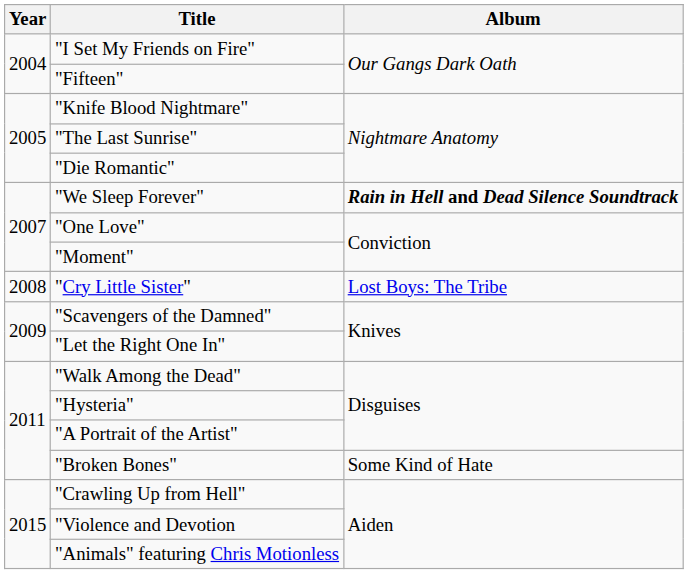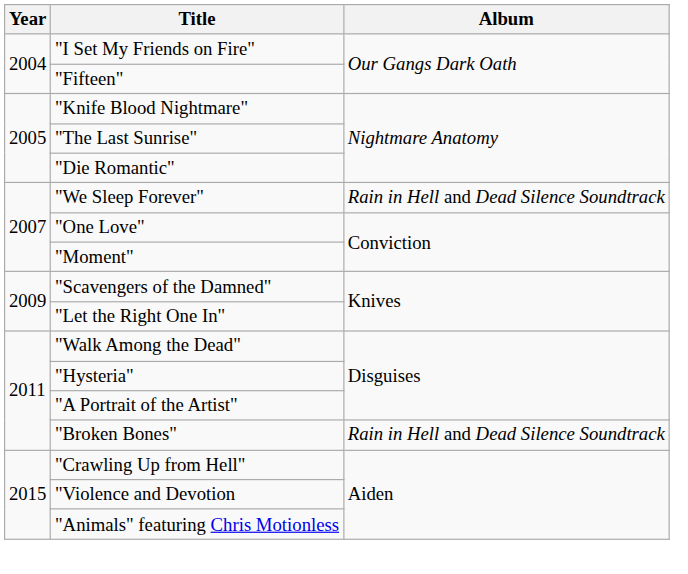(513, 197) bold -> (506, 197) normal
- row: (123, 286)
(420, 464) Some Kind of Hate -> (506, 434) Rain in Hell and Dead Silence Soundtrack
